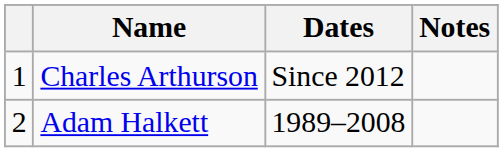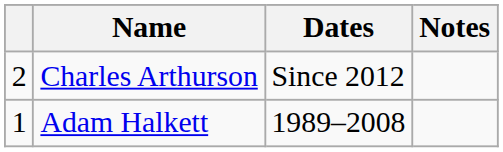(19, 75) 1 -> (19, 75) 2
(19, 122) 2 -> (19, 122) 1
